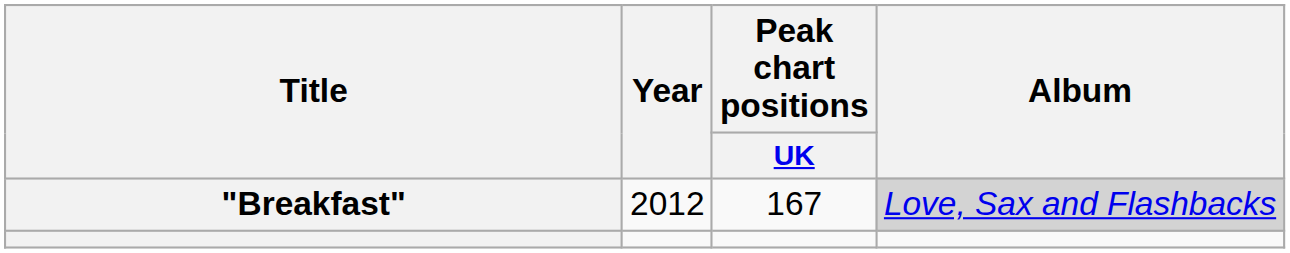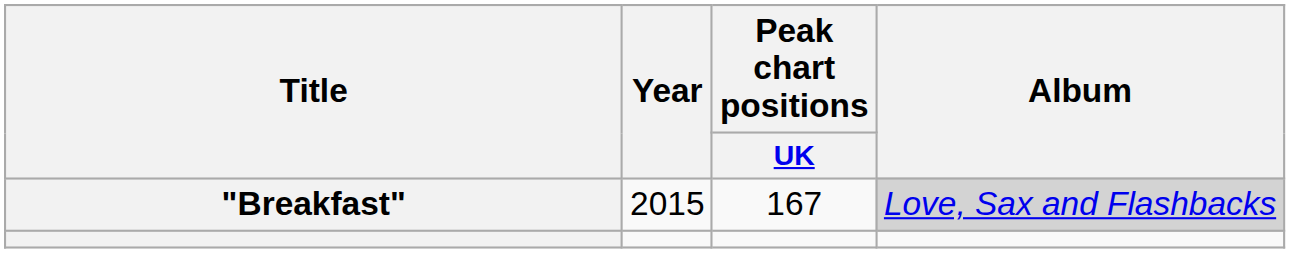(667, 204) 2012 -> (667, 204) 2015
